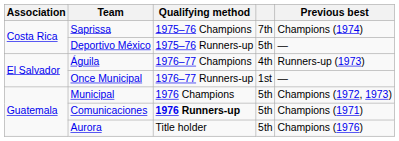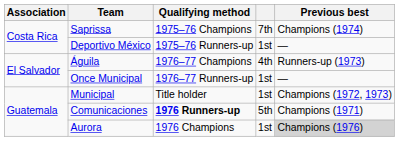(265, 45) 5th -> (265, 45) 1st
(195, 95) 1976 Champions -> (181, 95) Title holder
(265, 95) 5th -> (265, 95) 1st
(181, 128) Title holder -> (195, 128) 1976 Champions
(265, 128) 5th -> (265, 128) 1st
(320, 128) no background -> (320, 128) lightgrey background
